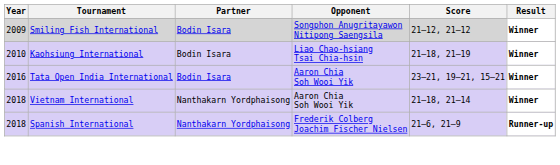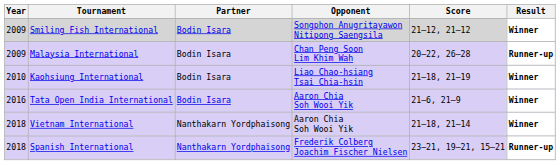+ row: (84, 53)
(458, 77) 23–21, 19–21, 15–21 -> (436, 100) 21–6, 21–9
(436, 124) 21–6, 21–9 -> (458, 147) 23–21, 19–21, 15–21
